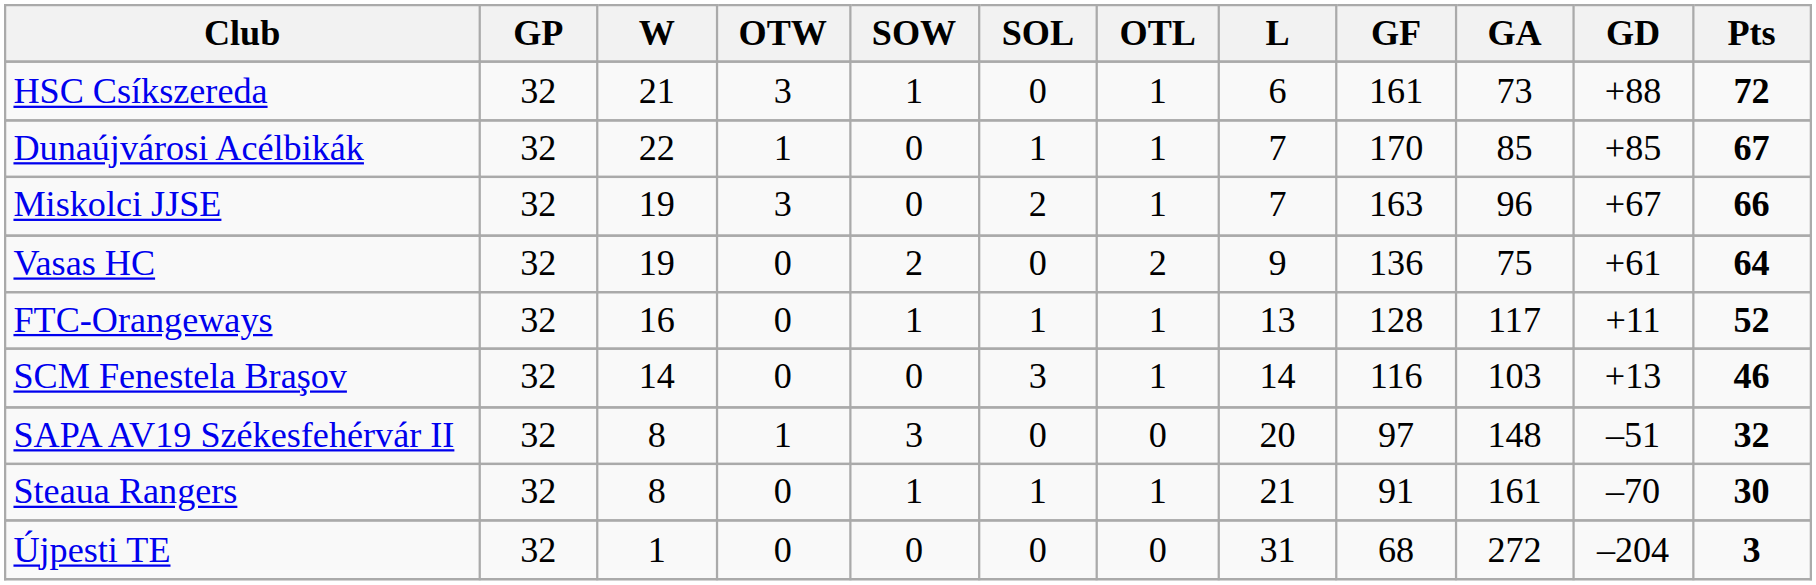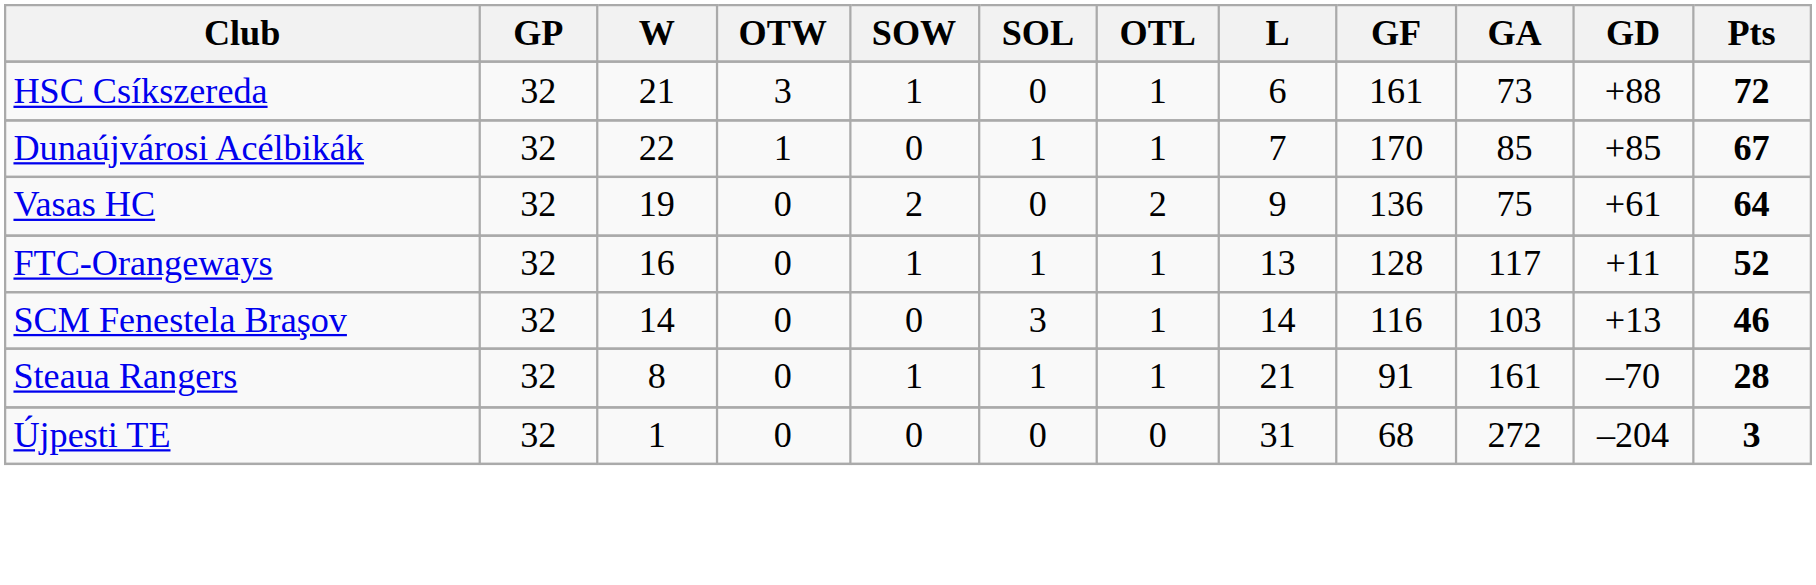- row: (117, 205)
- row: (234, 434)
(1752, 491) 30 -> (1752, 377) 28
